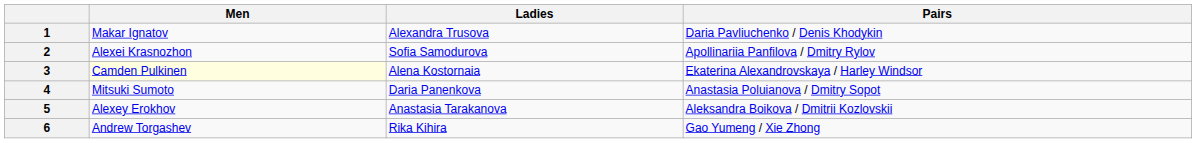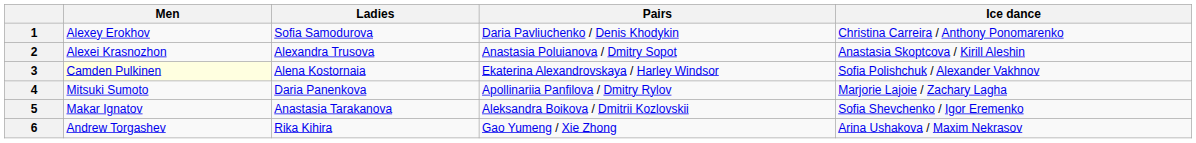+ column: (1014, 14)
(130, 33) Makar Ignatov -> (108, 33) Alexey Erokhov
(439, 33) Alexandra Trusova -> (324, 33) Sofia Samodurova
(438, 52) Sofia Samodurova -> (324, 52) Alexandra Trusova
(780, 52) Apollinariia Panfilova / Dmitry Rylov -> (579, 52) Anastasia Poluianova / Dmitry Sopot
(783, 90) Anastasia Poluianova / Dmitry Sopot -> (577, 90) Apollinariia Panfilova / Dmitry Rylov
(134, 109) Alexey Erokhov -> (105, 109) Makar Ignatov
